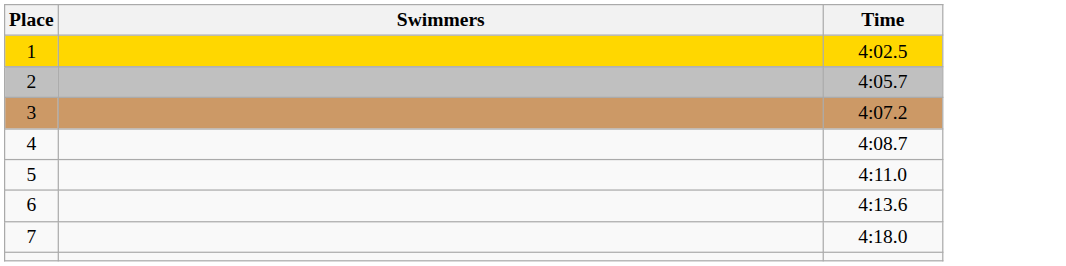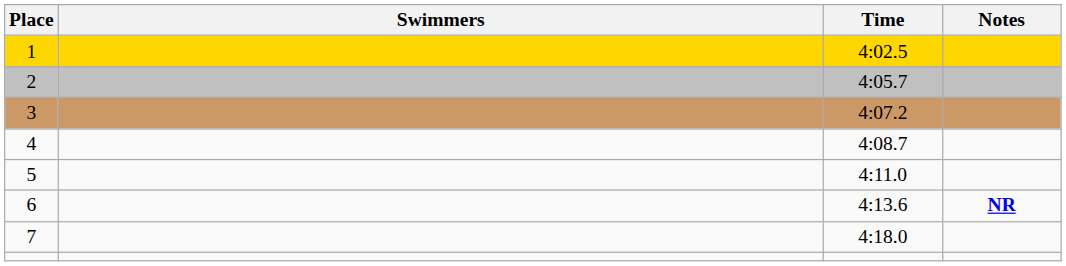+ column: (1002, 19)
